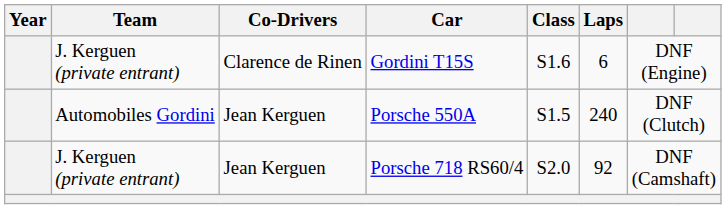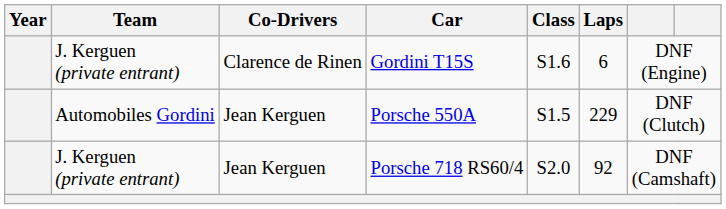(603, 115) 240 -> (603, 115) 229
